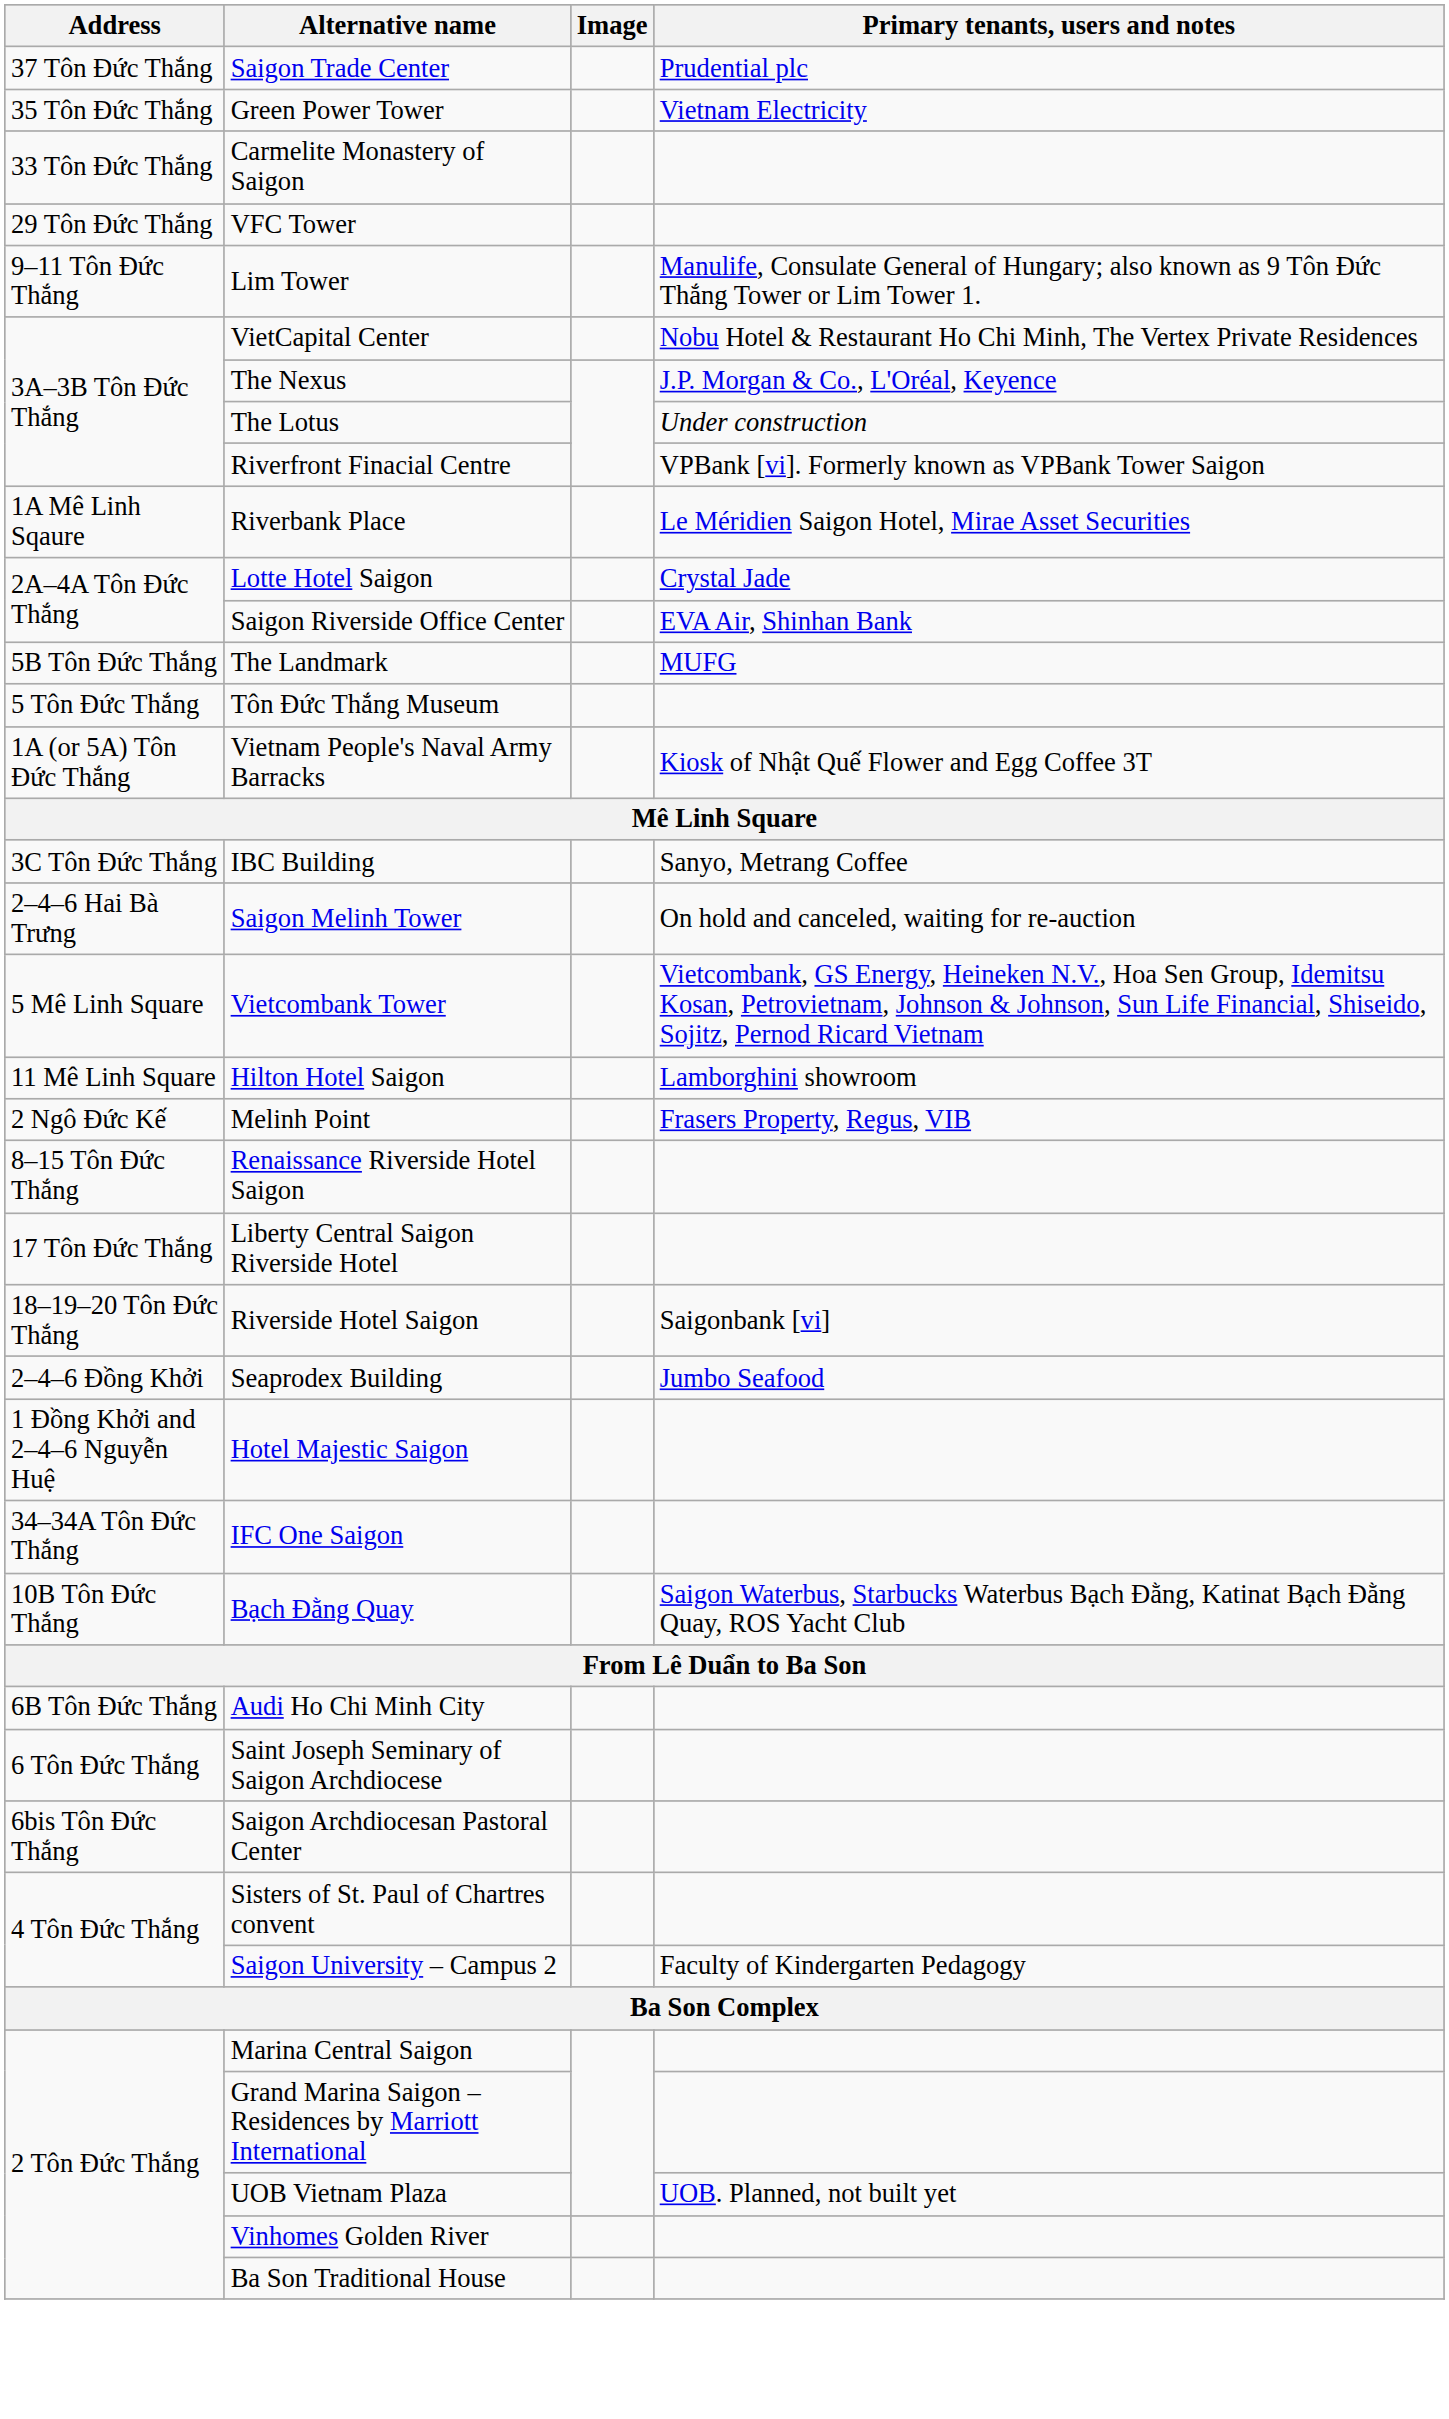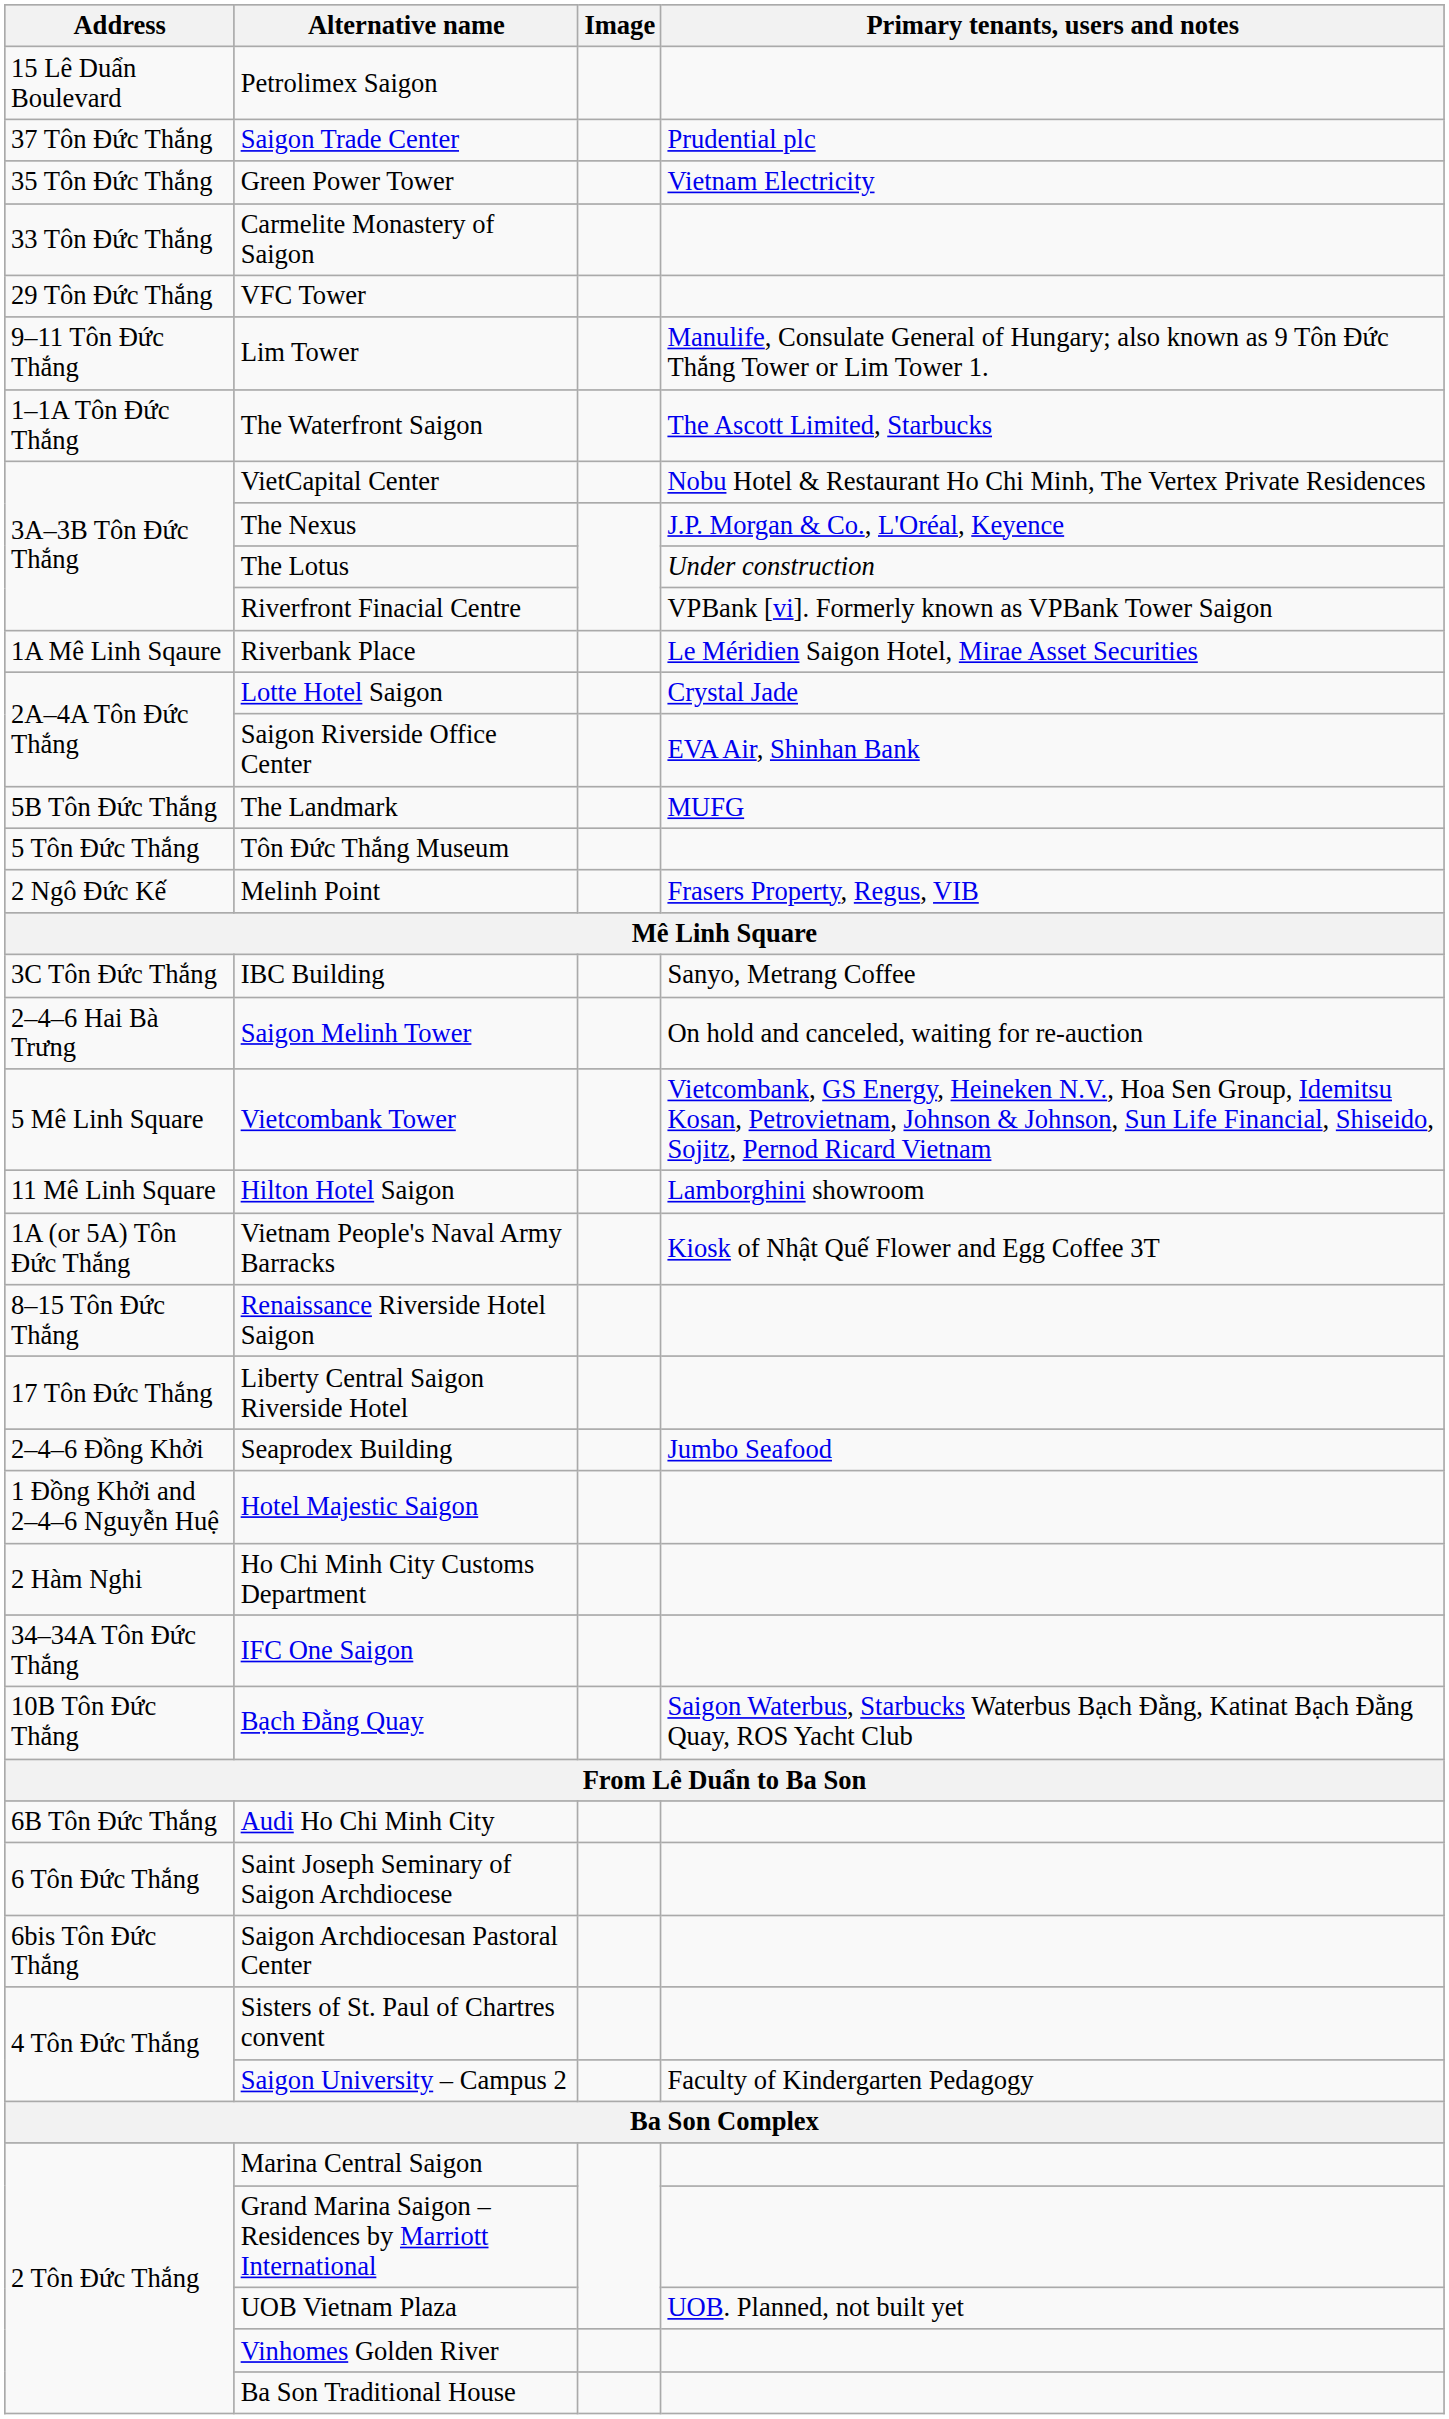+ row: (339, 82)
+ row: (362, 424)
rows swapped: (391, 761) <-> (300, 1119)
- row: (355, 1320)
+ row: (387, 1578)
